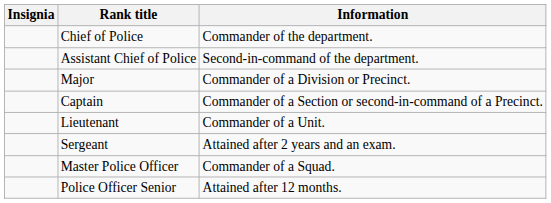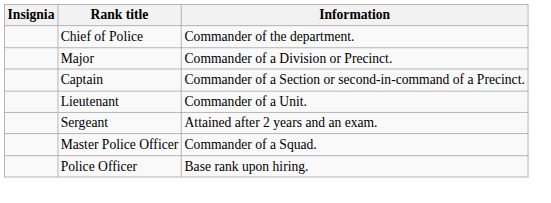- row: (129, 58)
- row: (118, 187)
+ row: (99, 166)
